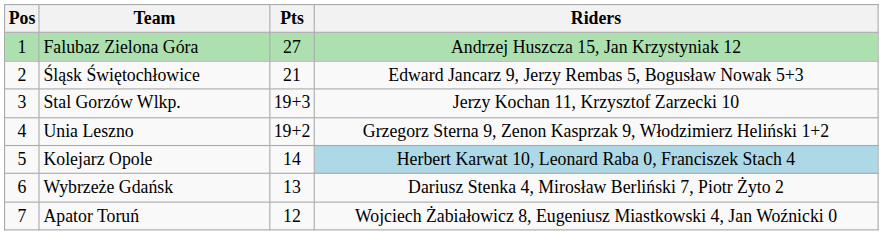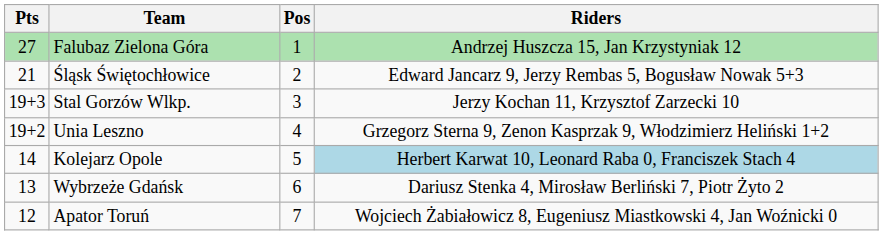columns swapped: (22, 18) <-> (292, 18)
